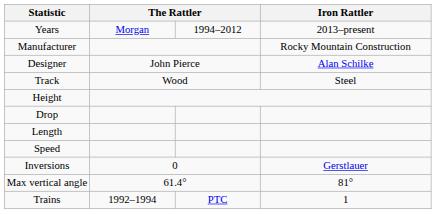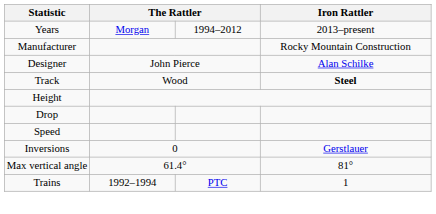(346, 81) normal -> (346, 81) bold
- row: (47, 132)
